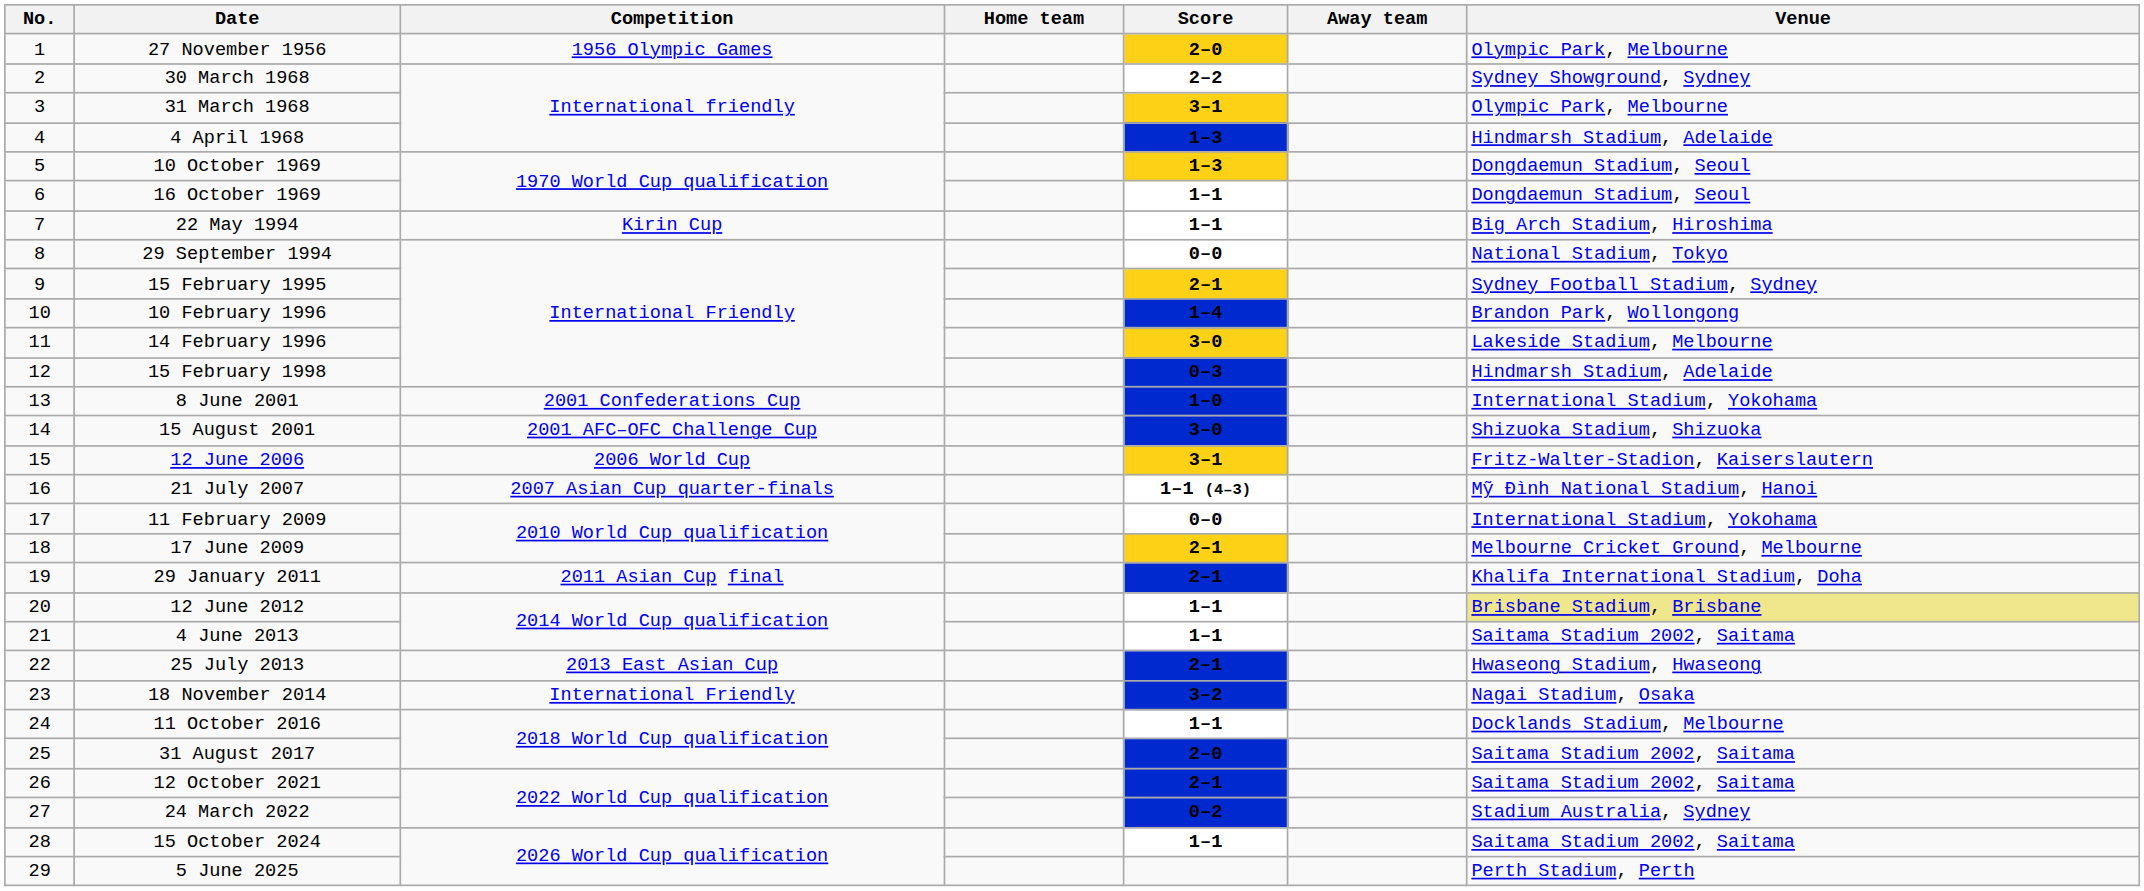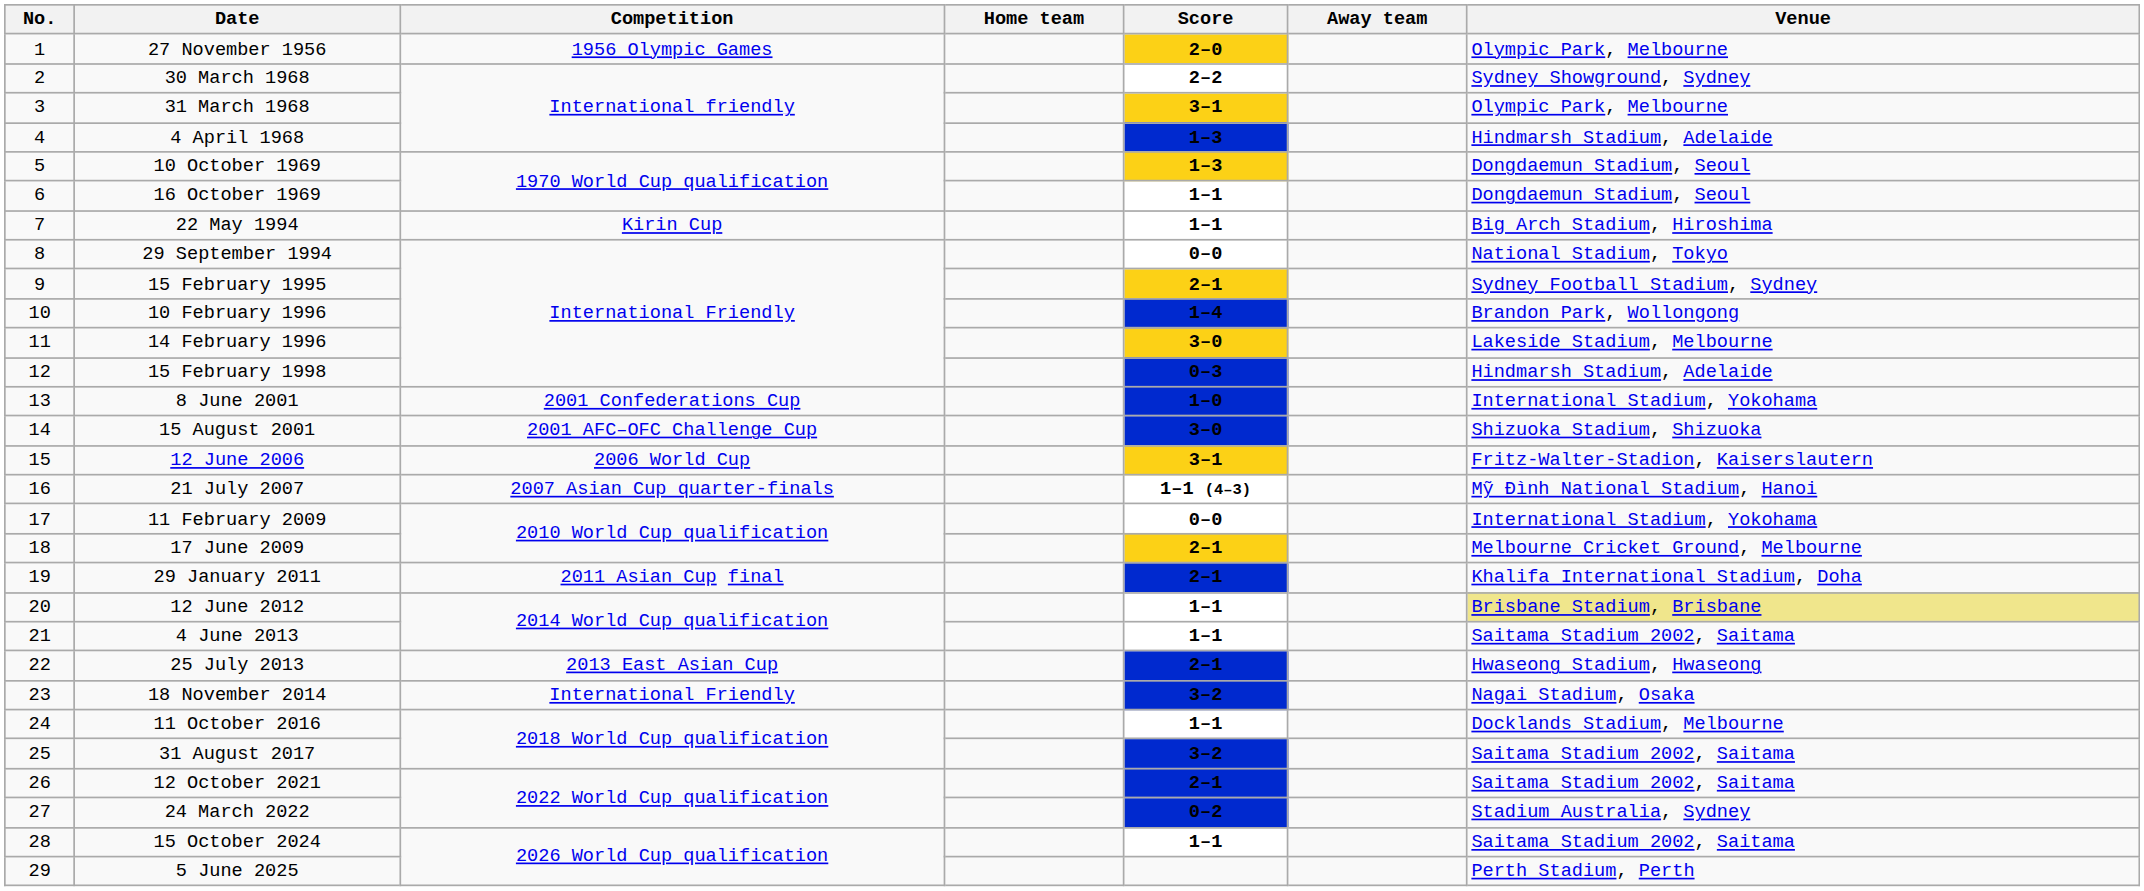(1206, 754) 2–0 -> (1206, 754) 3–2
